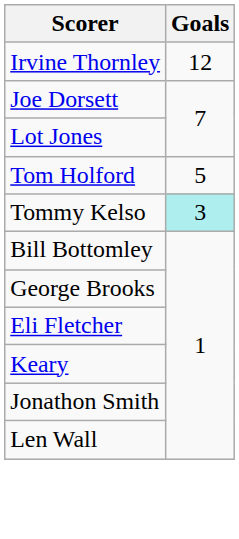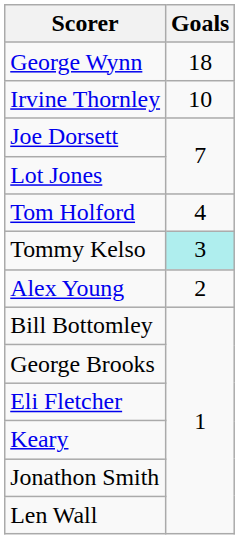+ row: (76, 61)
(200, 61) 12 -> (200, 99) 10
(200, 174) 5 -> (200, 212) 4
+ row: (67, 288)
